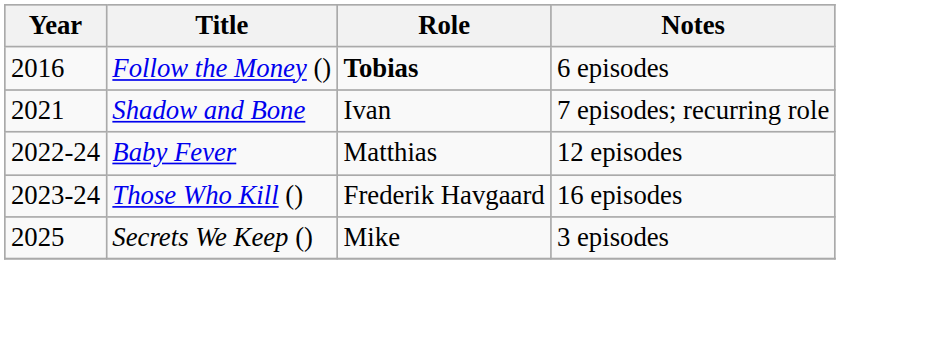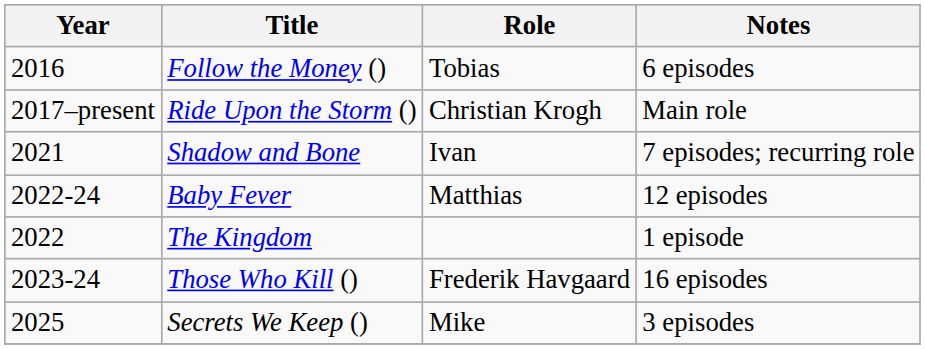(381, 68) bold -> (464, 68) normal
+ row: (292, 110)
+ row: (240, 237)
